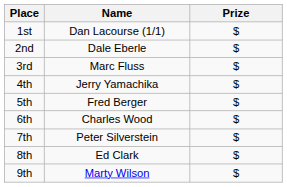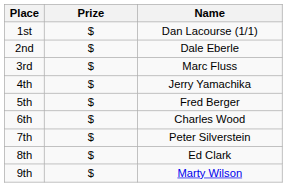columns swapped: (117, 13) <-> (236, 13)
